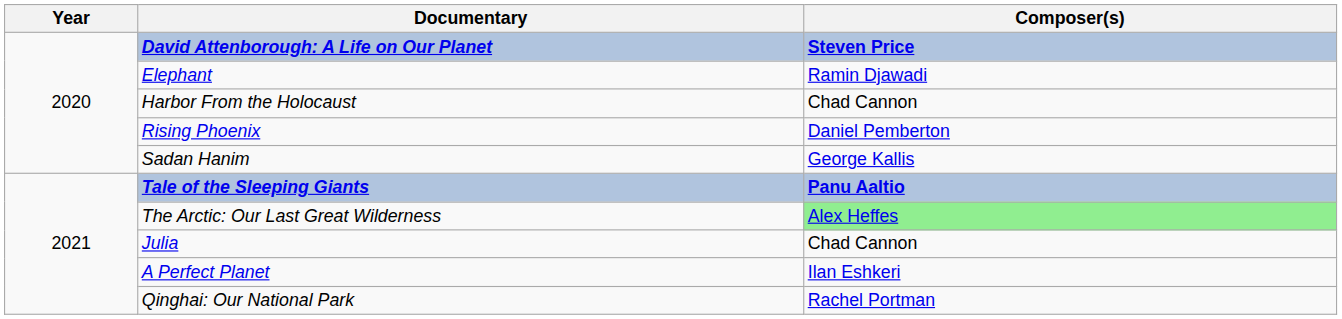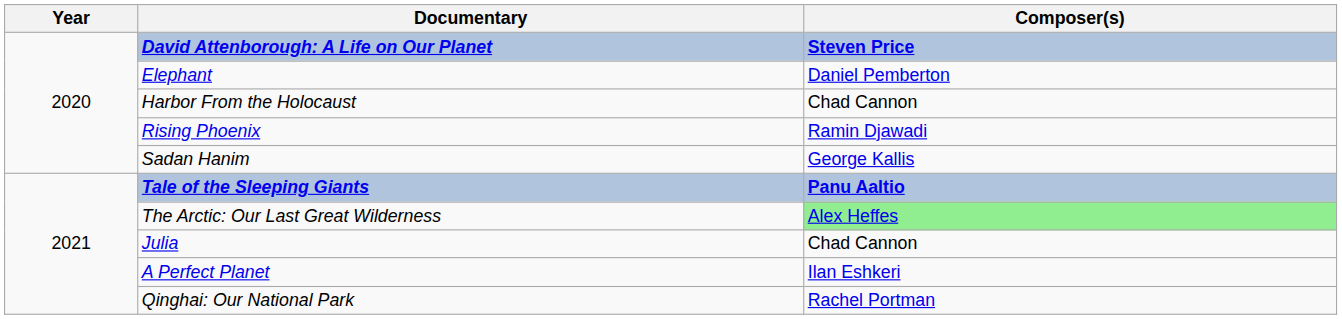(867, 74) Ramin Djawadi -> (879, 74) Daniel Pemberton
(879, 131) Daniel Pemberton -> (867, 131) Ramin Djawadi
